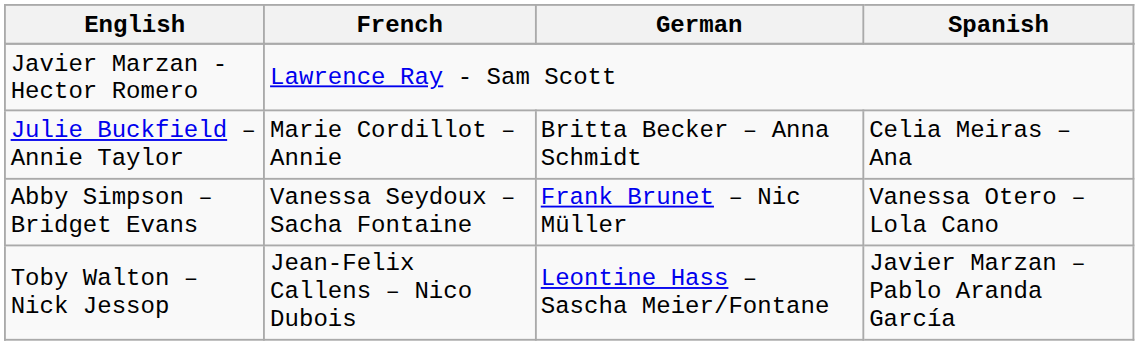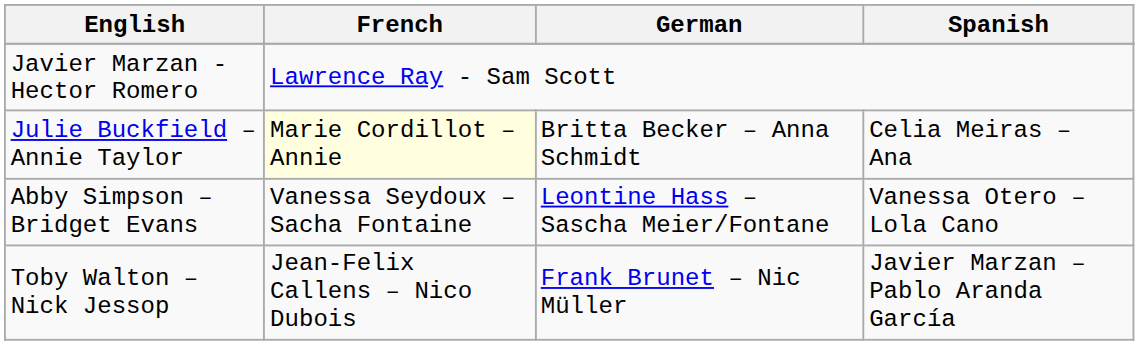(393, 145) no background -> (393, 145) lightyellow background
(671, 211) Frank Brunet – Nic Müller -> (685, 211) Leontine Hass – Sascha Meier/Fontane
(685, 292) Leontine Hass – Sascha Meier/Fontane -> (671, 292) Frank Brunet – Nic Müller
